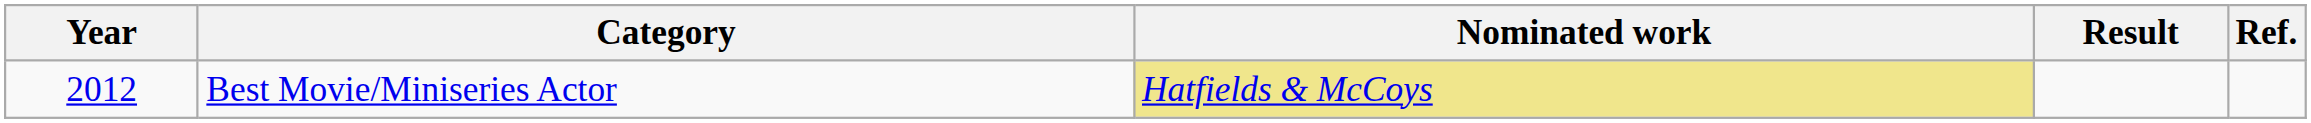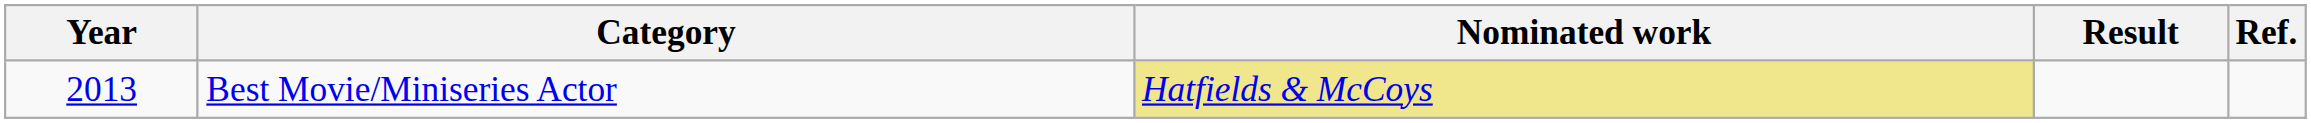(102, 88) 2012 -> (102, 88) 2013
